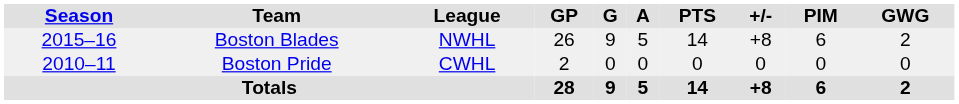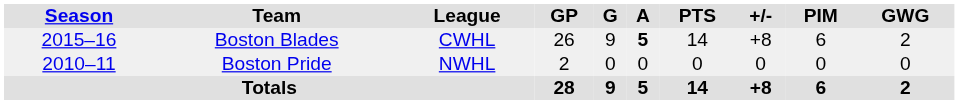(467, 39) NWHL -> (467, 39) CWHL
(643, 39) normal -> (643, 39) bold
(467, 63) CWHL -> (467, 63) NWHL
